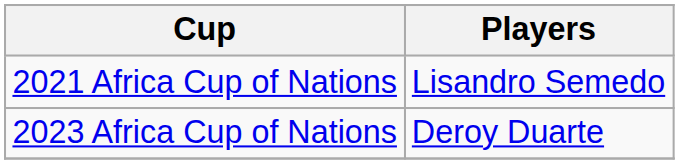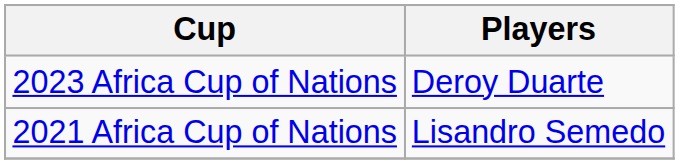rows swapped: (205, 81) <-> (205, 132)
